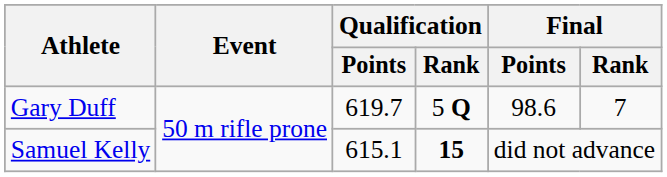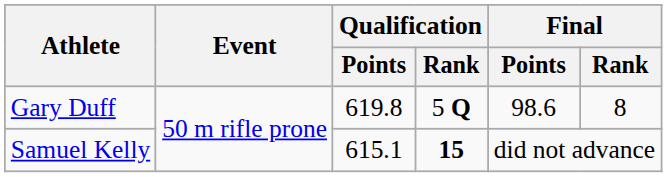(374, 107) 619.7 -> (374, 107) 619.8
(620, 107) 7 -> (620, 107) 8
